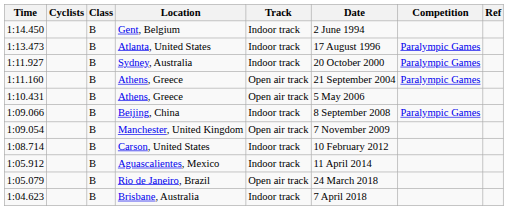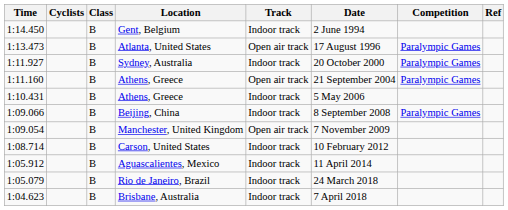(274, 46) Indoor track -> (278, 46) Open air track
(278, 96) Open air track -> (274, 96) Indoor track
(278, 180) Open air track -> (274, 180) Indoor track
